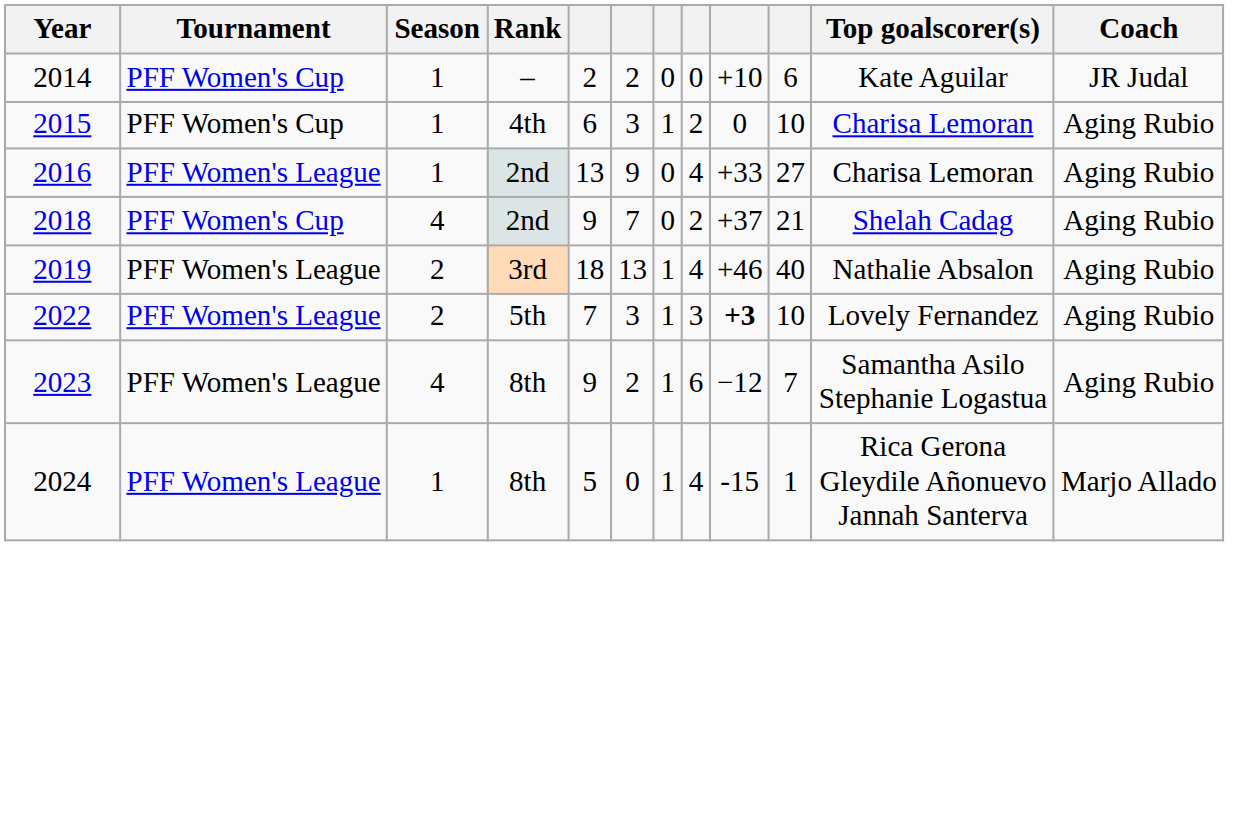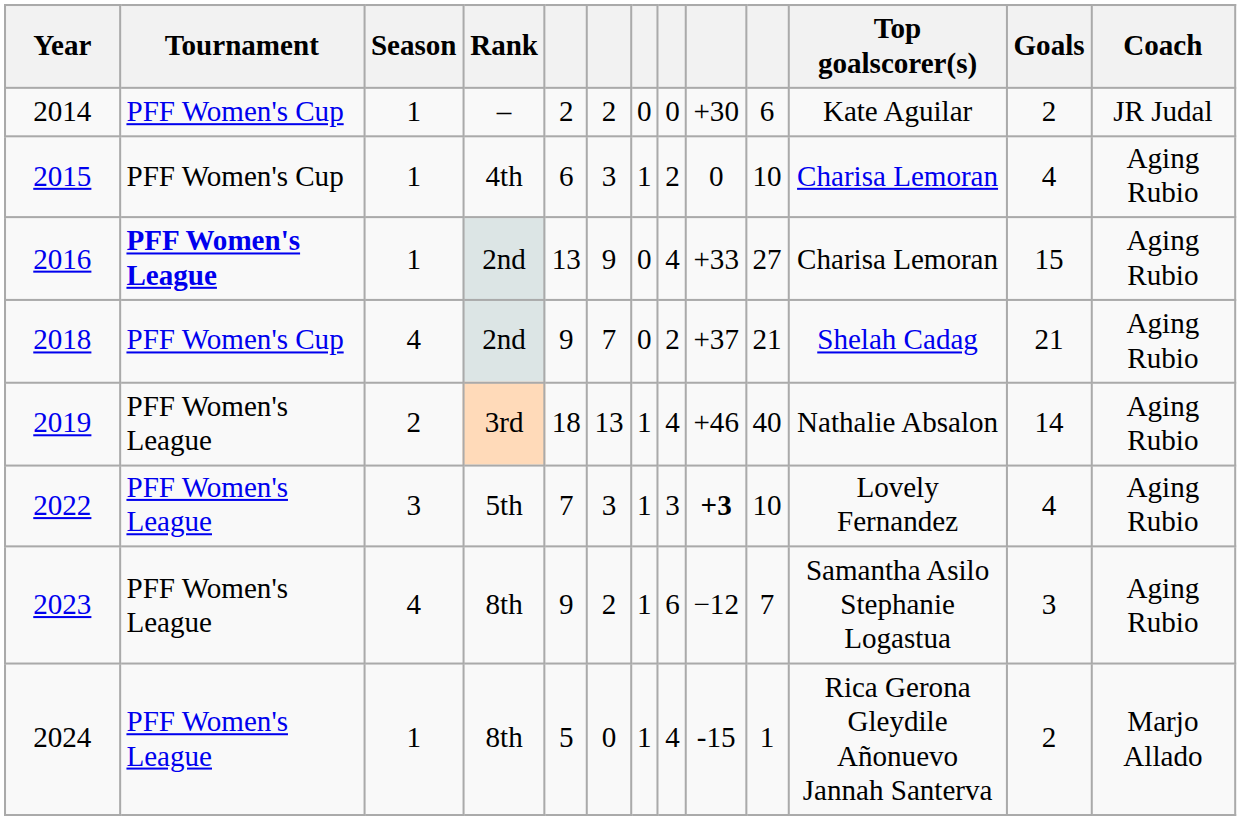+ column: (1049, 46)
(740, 76) +10 -> (716, 111) +30
(254, 172) normal -> (213, 258) bold
(437, 316) 2 -> (414, 505) 3
